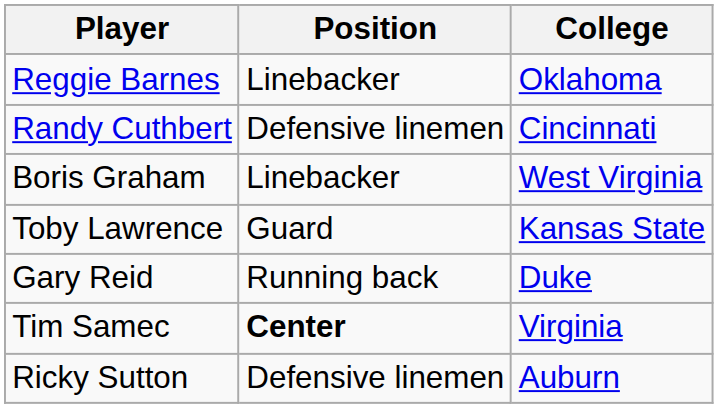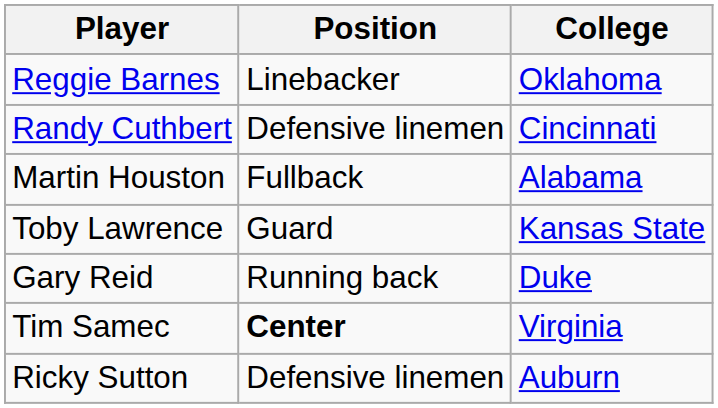- row: (109, 178)
+ row: (119, 178)
